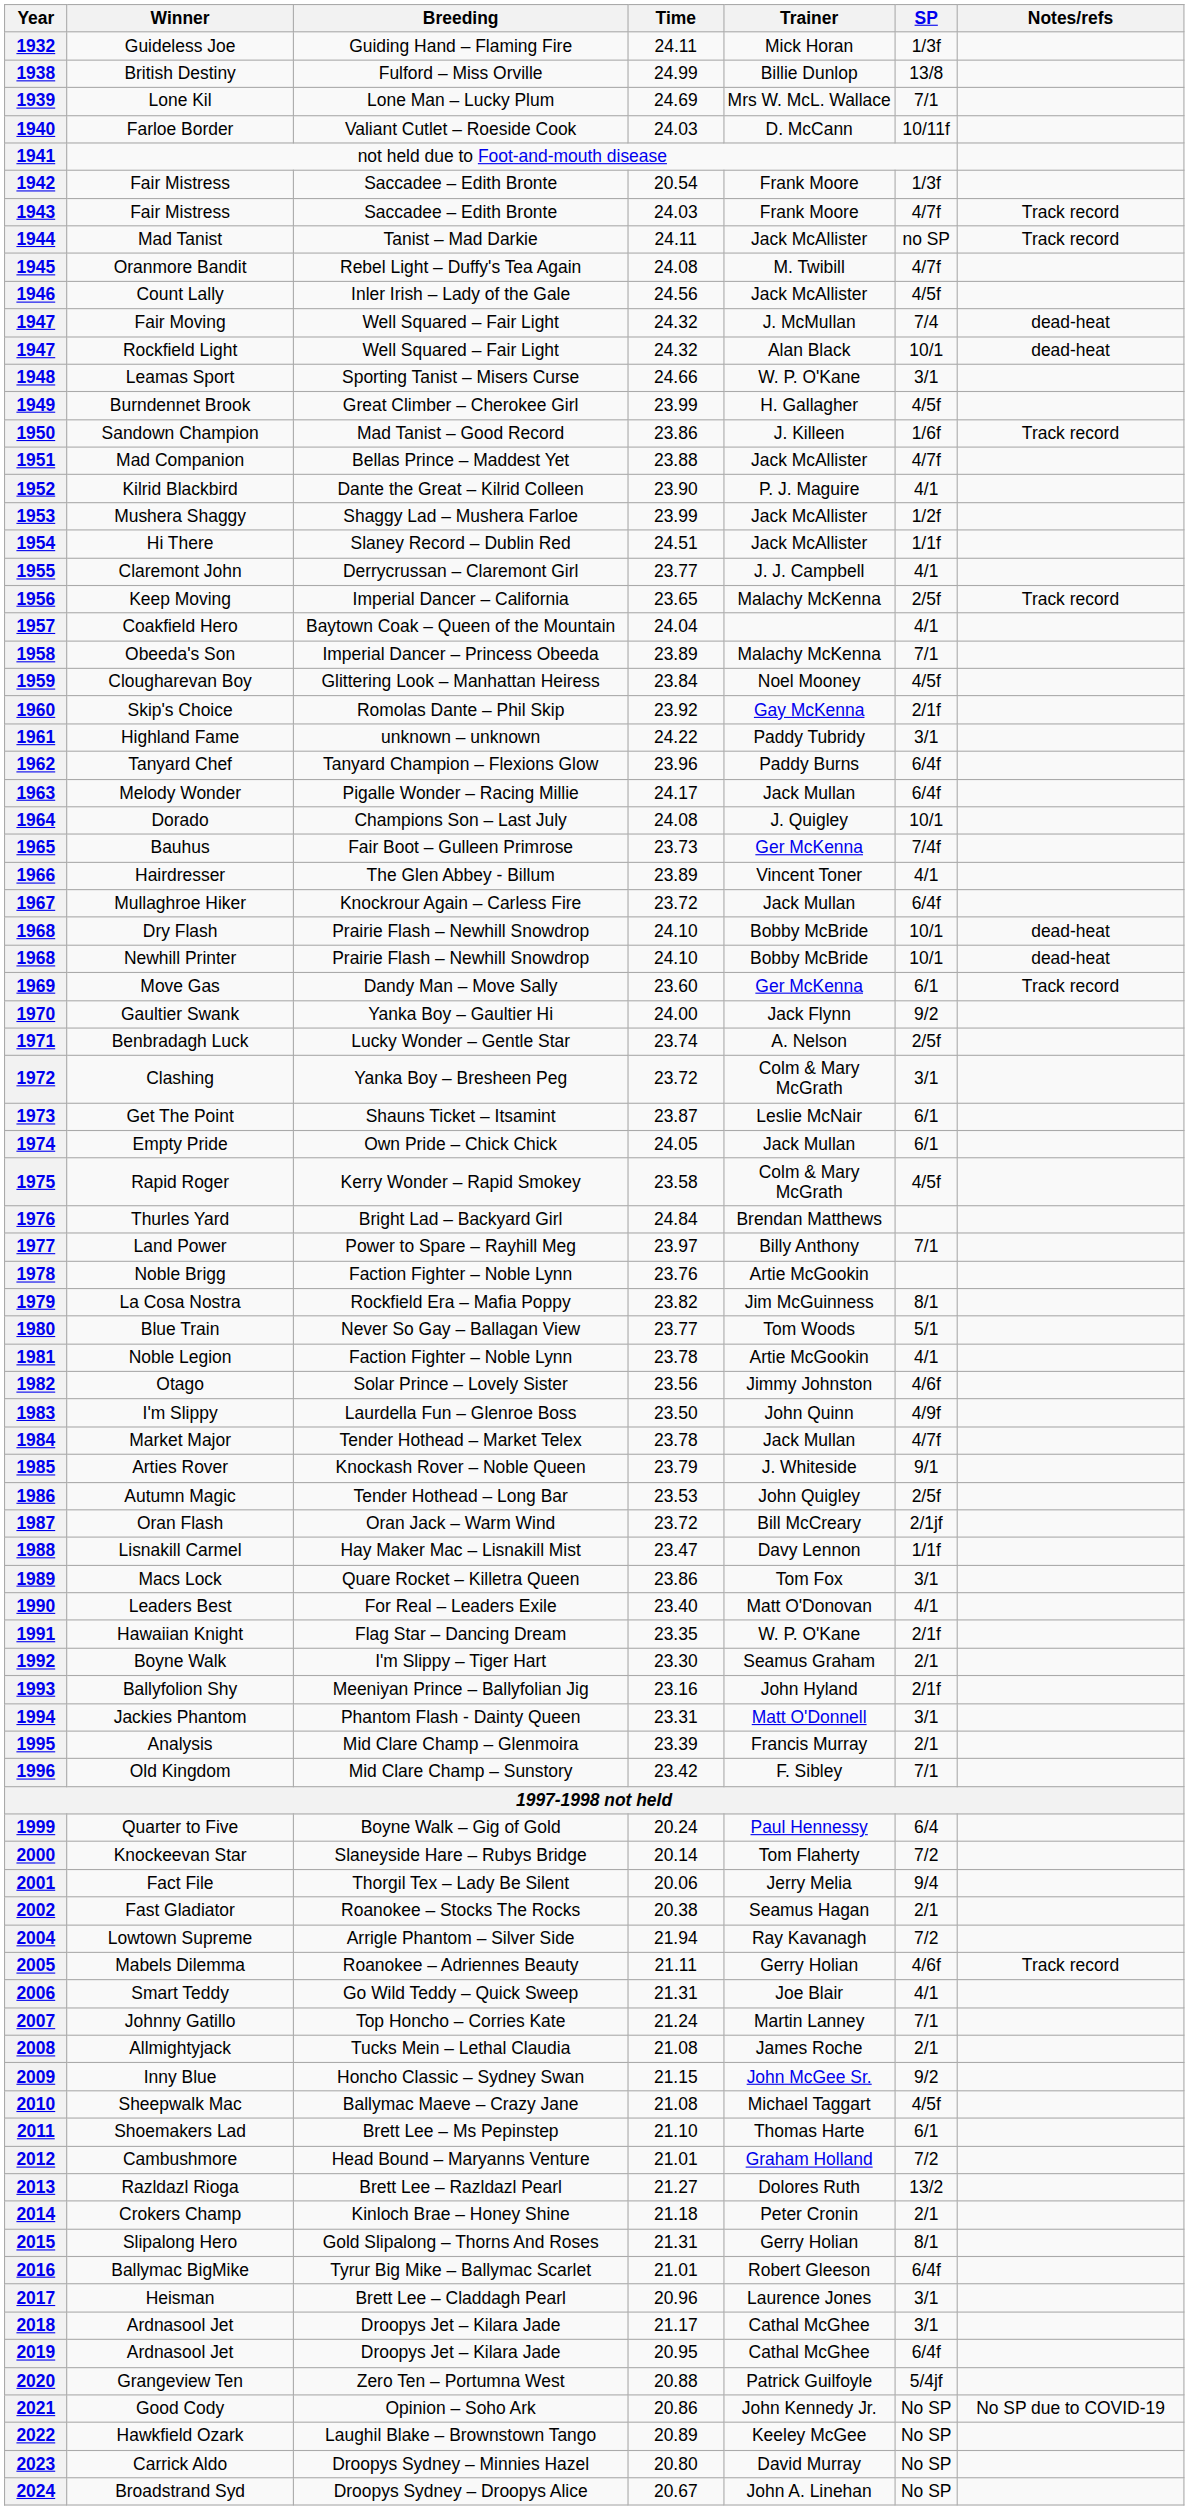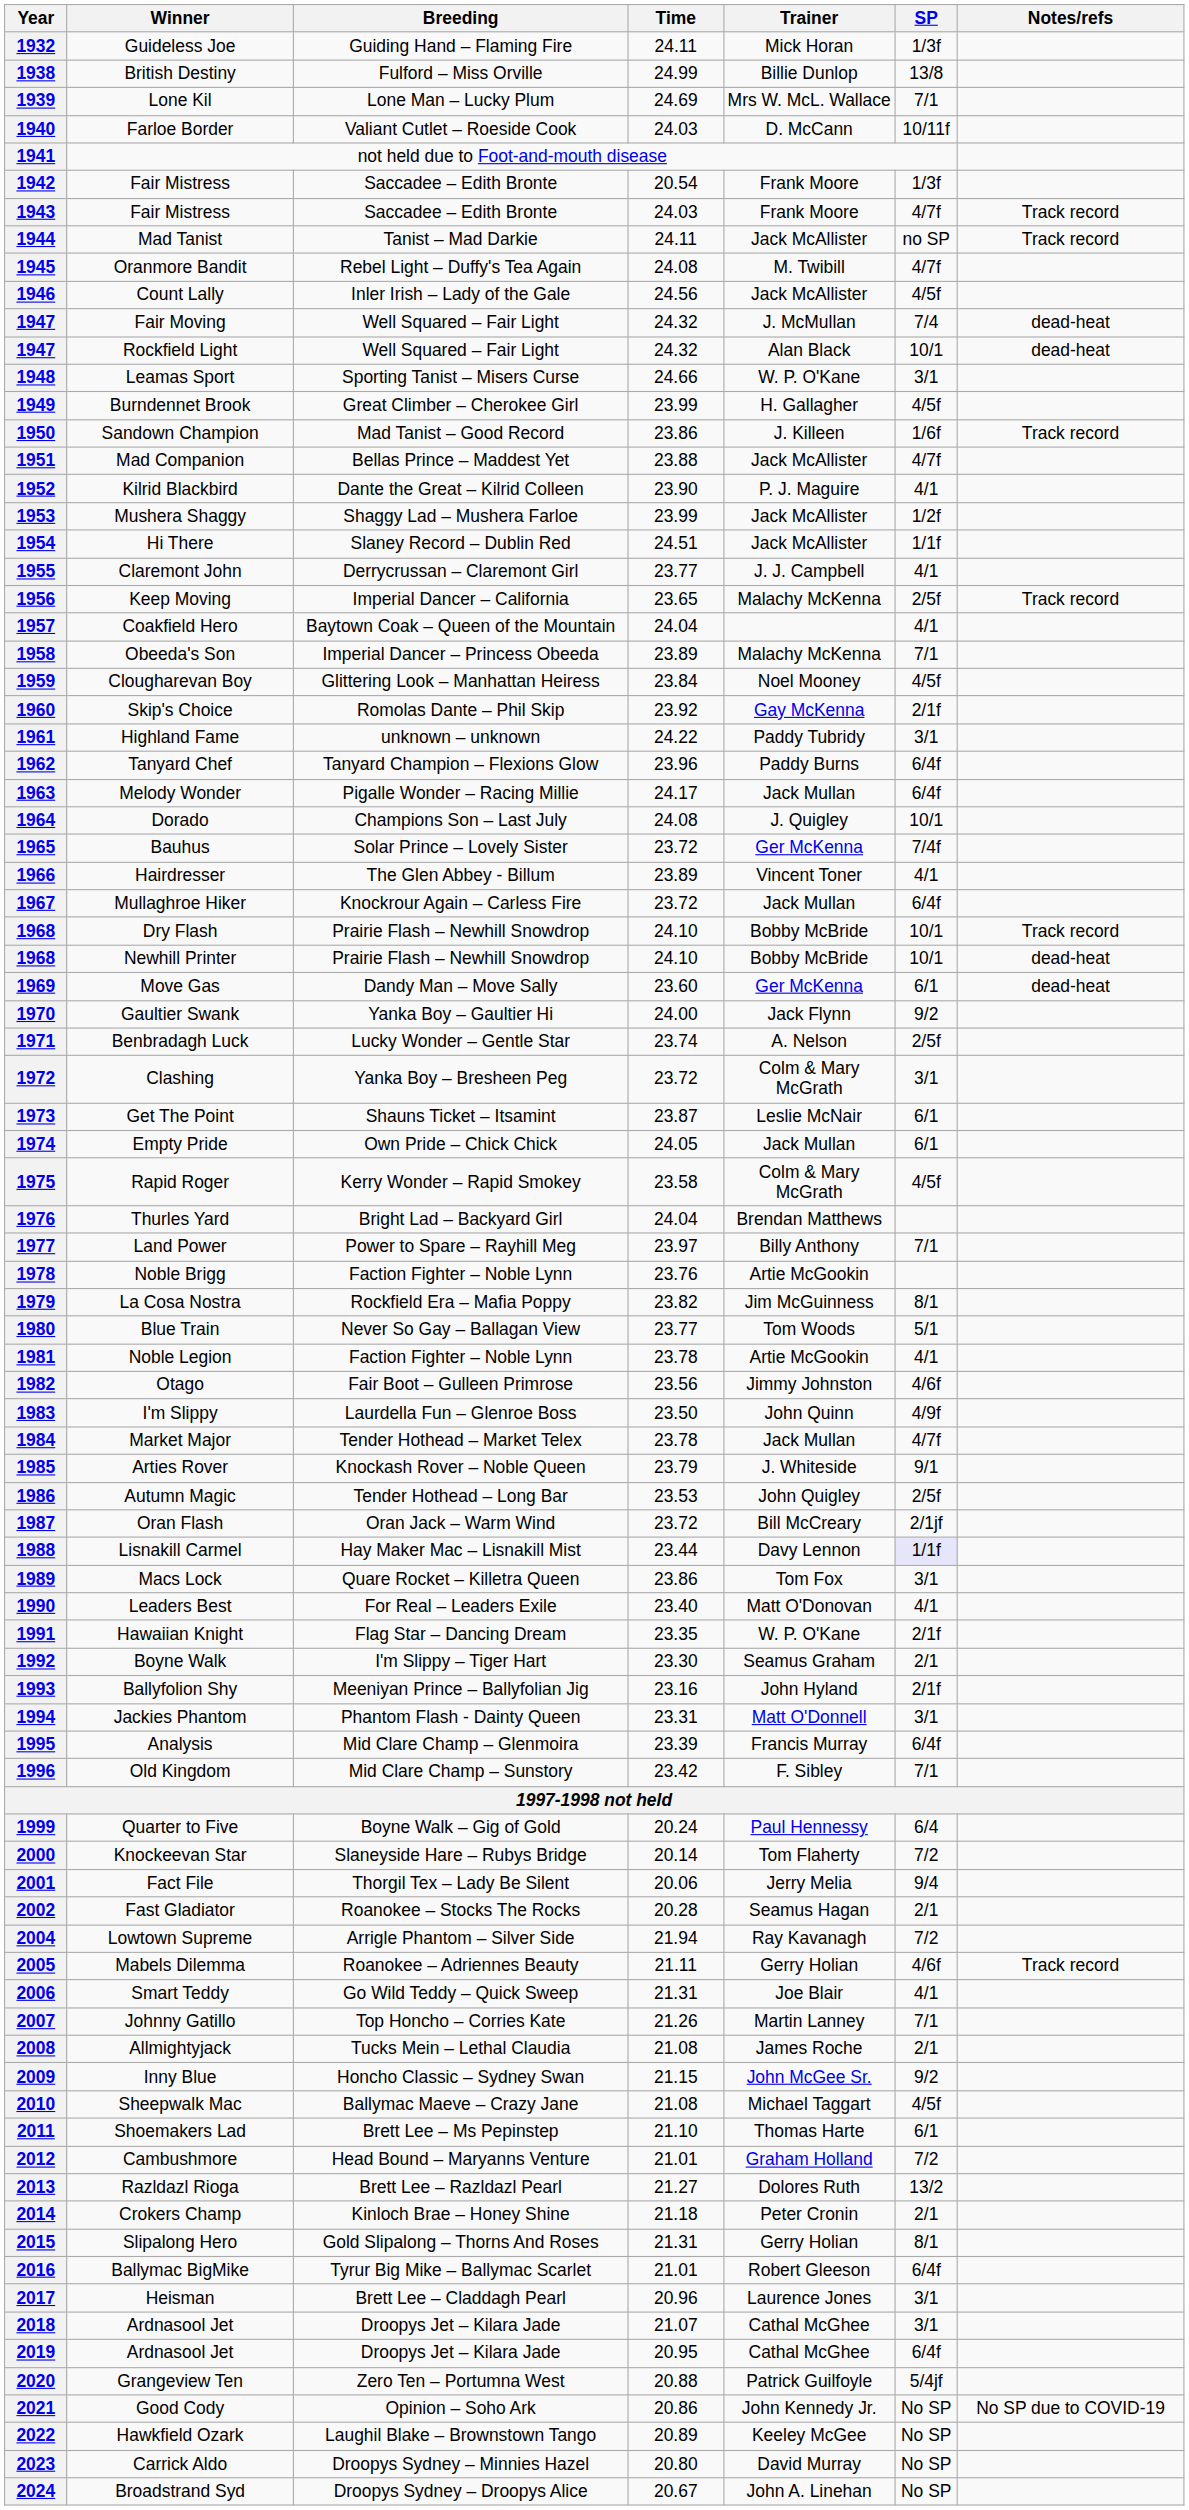(461, 848) Fair Boot – Gulleen Primrose -> (461, 848) Solar Prince – Lovely Sister
(676, 848) 23.73 -> (676, 848) 23.72
(1070, 931) dead-heat -> (1070, 931) Track record
(1070, 986) Track record -> (1070, 986) dead-heat
(676, 1219) 24.84 -> (676, 1219) 24.04
(461, 1385) Solar Prince – Lovely Sister -> (461, 1385) Fair Boot – Gulleen Primrose
(676, 1551) 23.47 -> (676, 1551) 23.44
(926, 1551) no background -> (926, 1551) lavender background
(926, 1744) 2/1 -> (926, 1744) 6/4f
(676, 1910) 20.38 -> (676, 1910) 20.28
(676, 2021) 21.24 -> (676, 2021) 21.26
(676, 2325) 21.17 -> (676, 2325) 21.07
